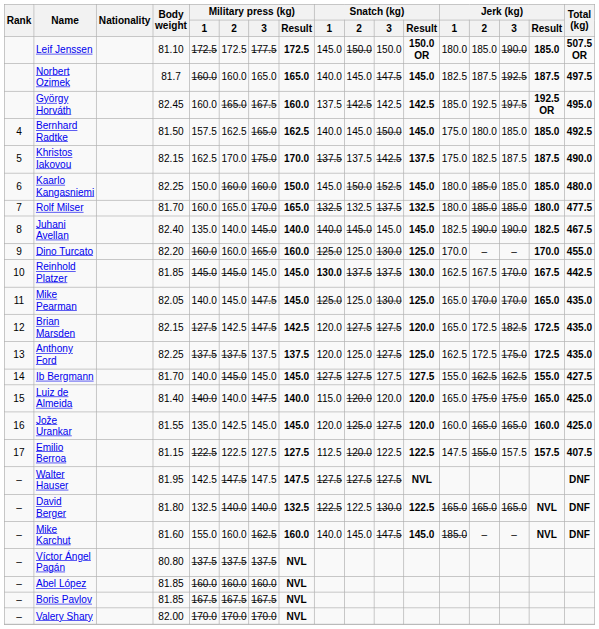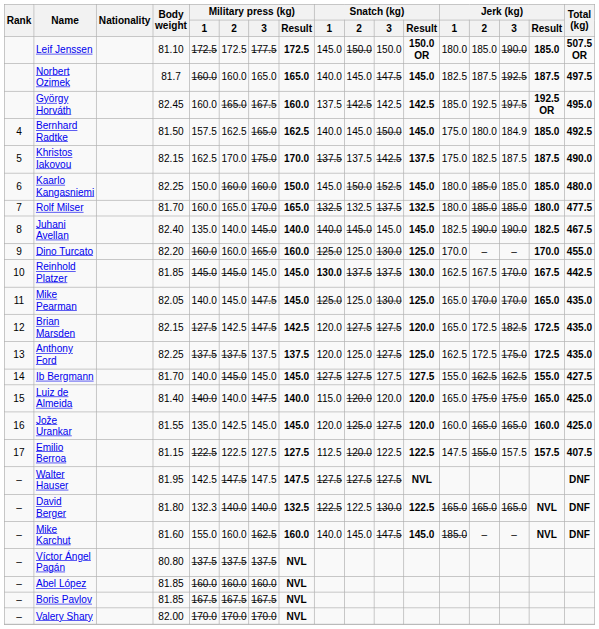(514, 132) 185.0 -> (514, 132) 184.9
(204, 507) 132.5 -> (204, 507) 132.3
